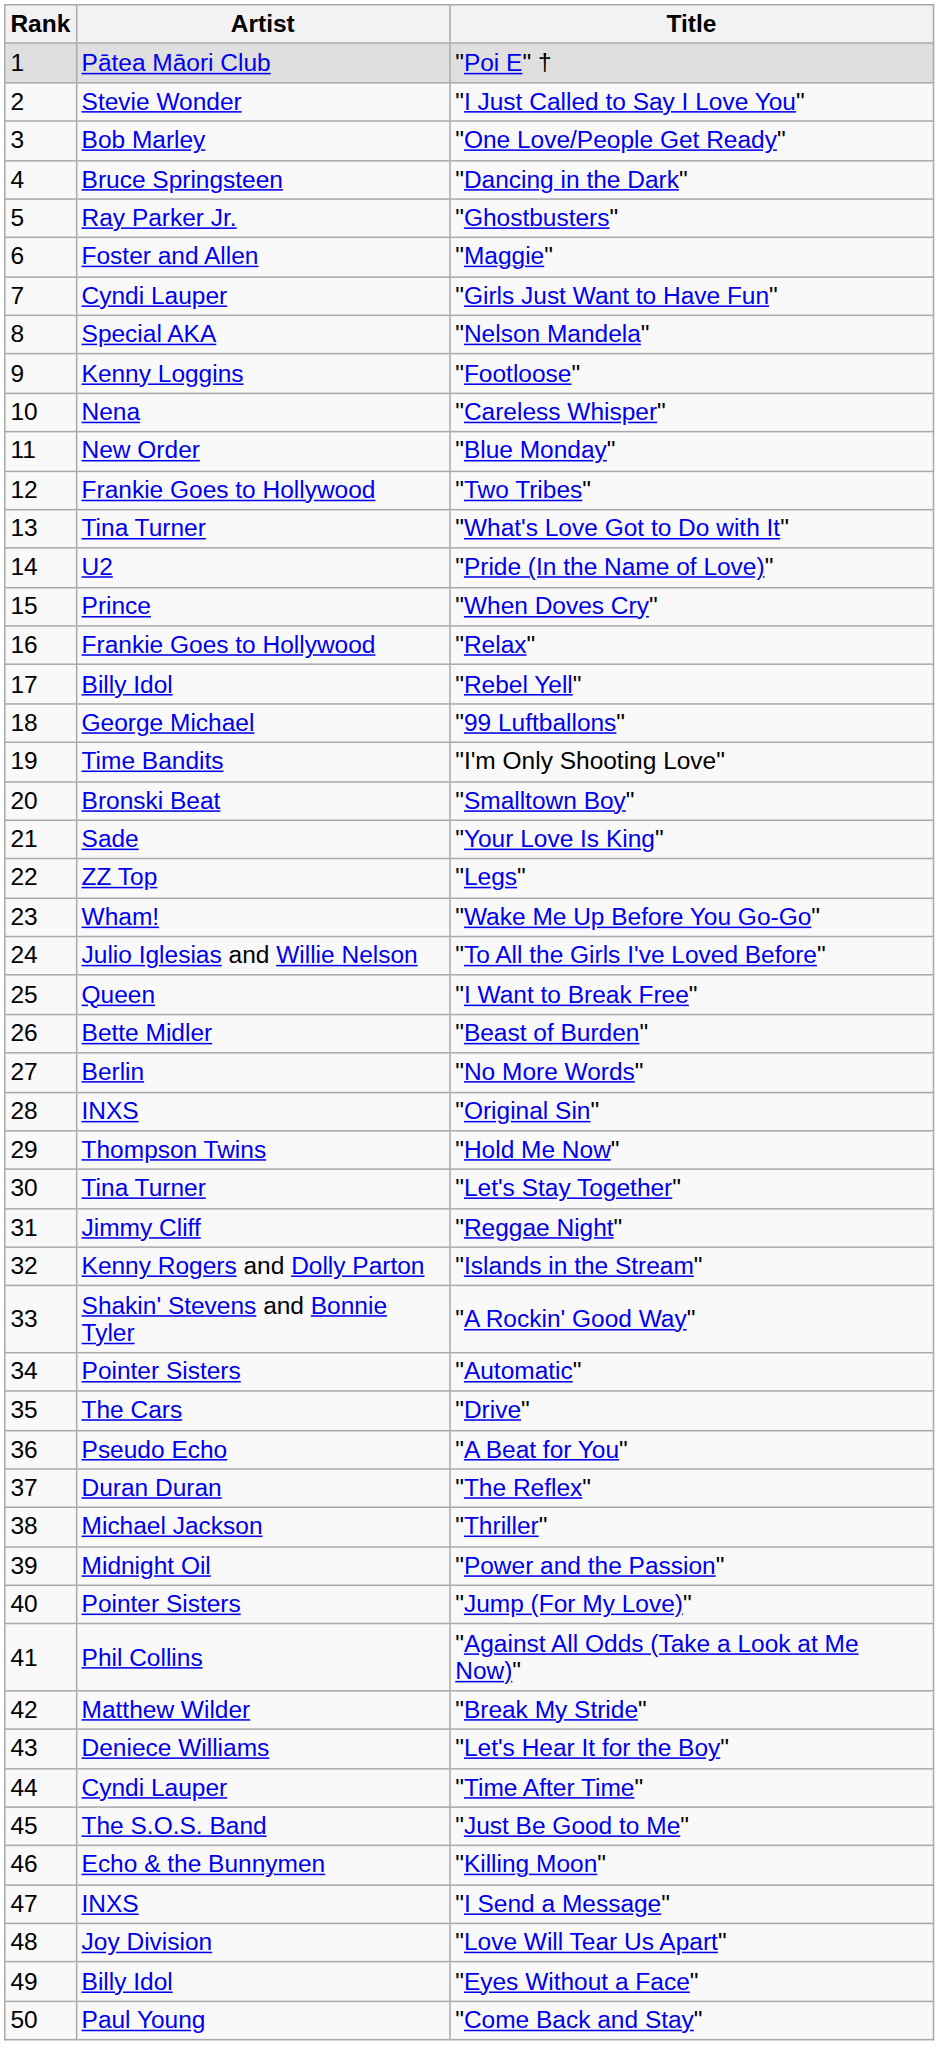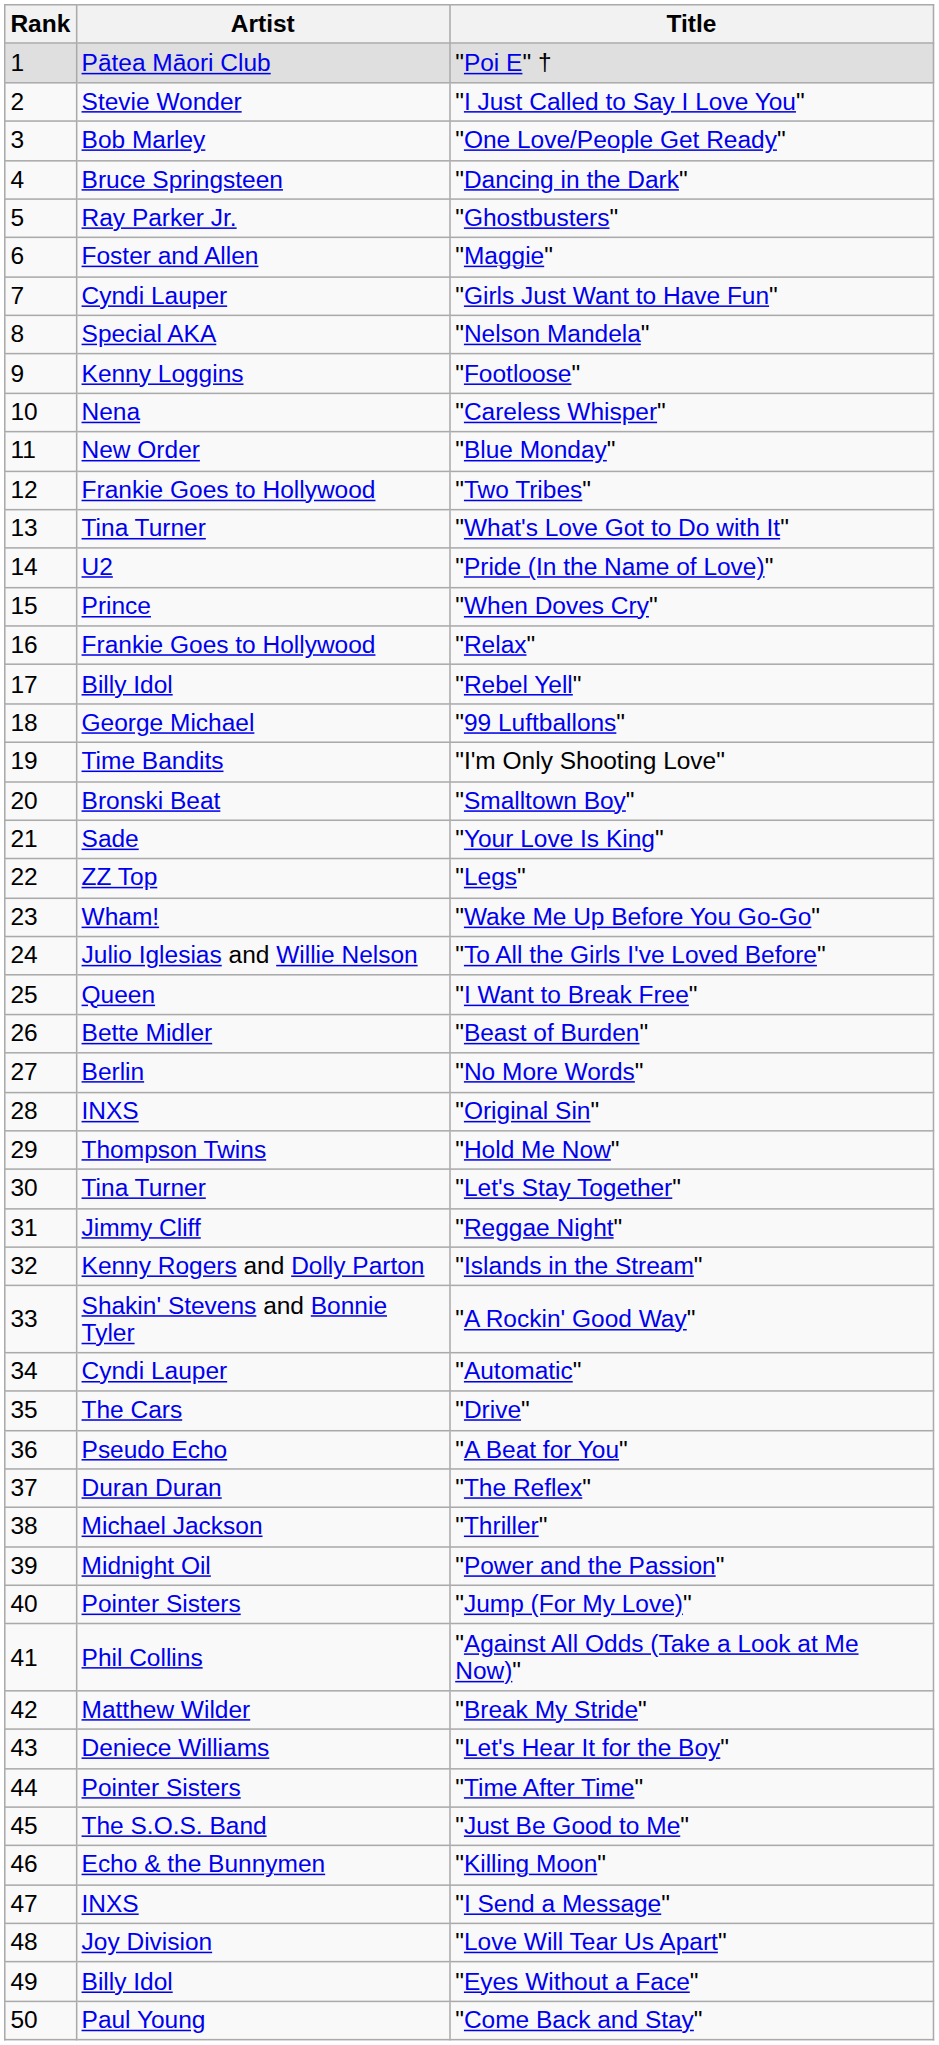(161, 1371) Pointer Sisters -> (154, 1371) Cyndi Lauper
(154, 1787) Cyndi Lauper -> (161, 1787) Pointer Sisters
